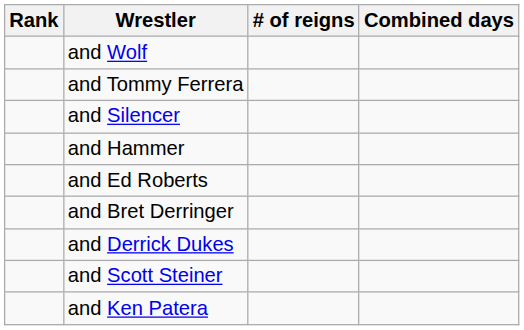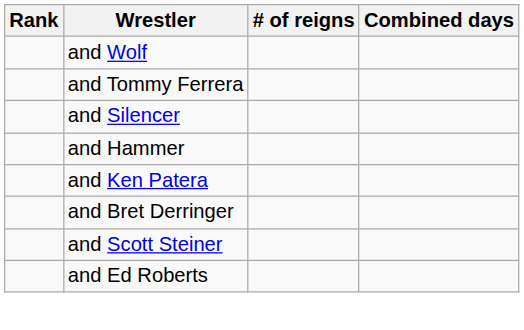rows swapped: (138, 180) <-> (138, 308)
- row: (151, 244)
